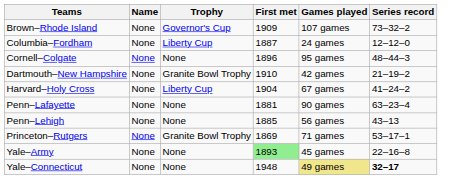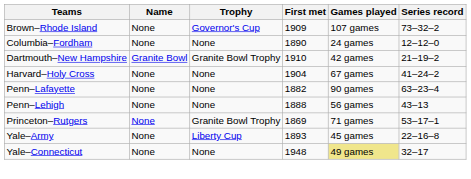(188, 43) Liberty Cup -> (204, 43) None
(266, 43) 1887 -> (296, 43) 1890
- row: (42, 58)
(143, 74) None -> (159, 58) Granite Bowl
(188, 89) Liberty Cup -> (204, 74) None
(266, 105) 1881 -> (296, 89) 1882
(266, 120) 1885 -> (296, 105) 1888
(174, 151) None -> (217, 136) Liberty Cup
(266, 151) lightgreen background -> (296, 136) no background
(385, 167) bold -> (415, 151) normal
